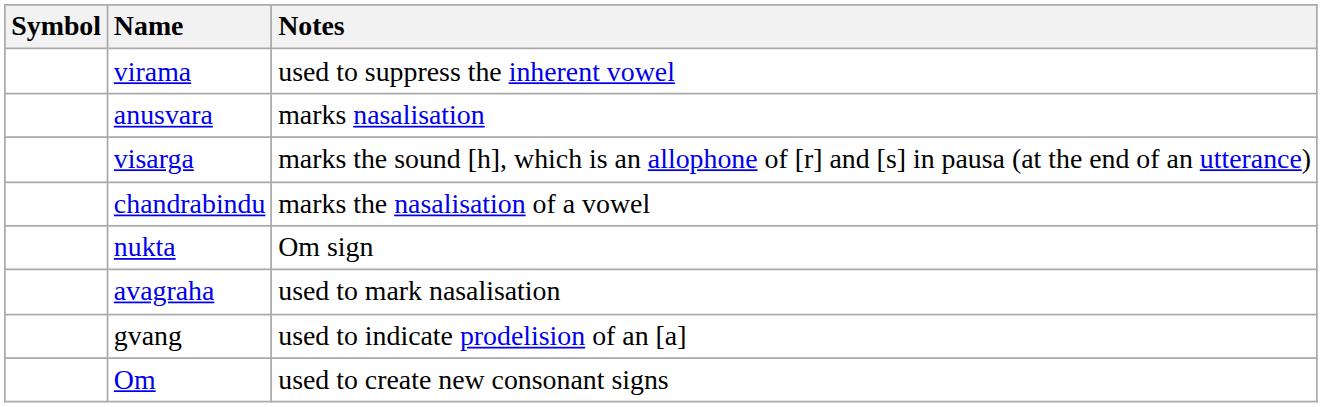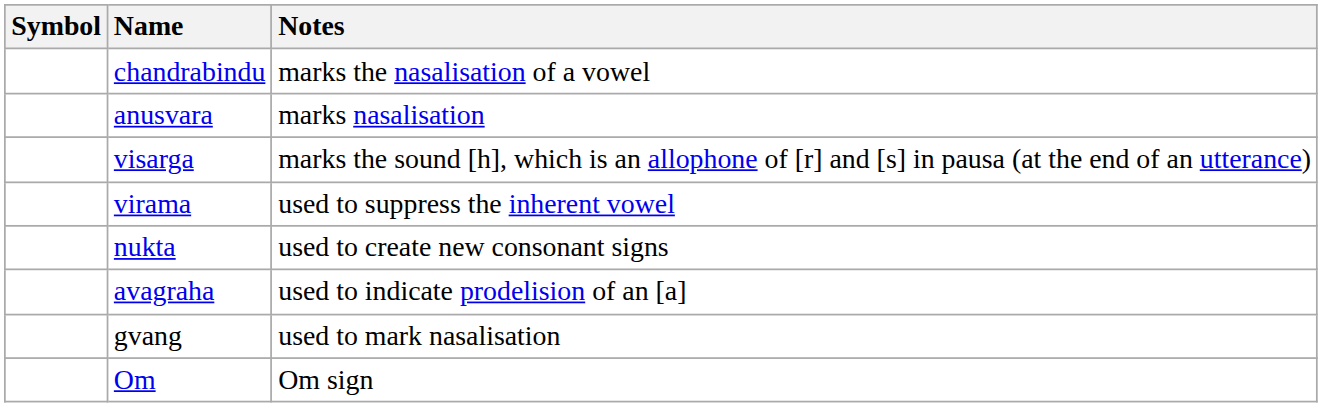rows swapped: (190, 203) <-> (153, 70)
(326, 247) Om sign -> (473, 247) used to create new consonant signs
(419, 291) used to mark nasalisation -> (482, 291) used to indicate prodelision of an [a]
(482, 335) used to indicate prodelision of an [a] -> (419, 335) used to mark nasalisation
(473, 379) used to create new consonant signs -> (326, 379) Om sign
